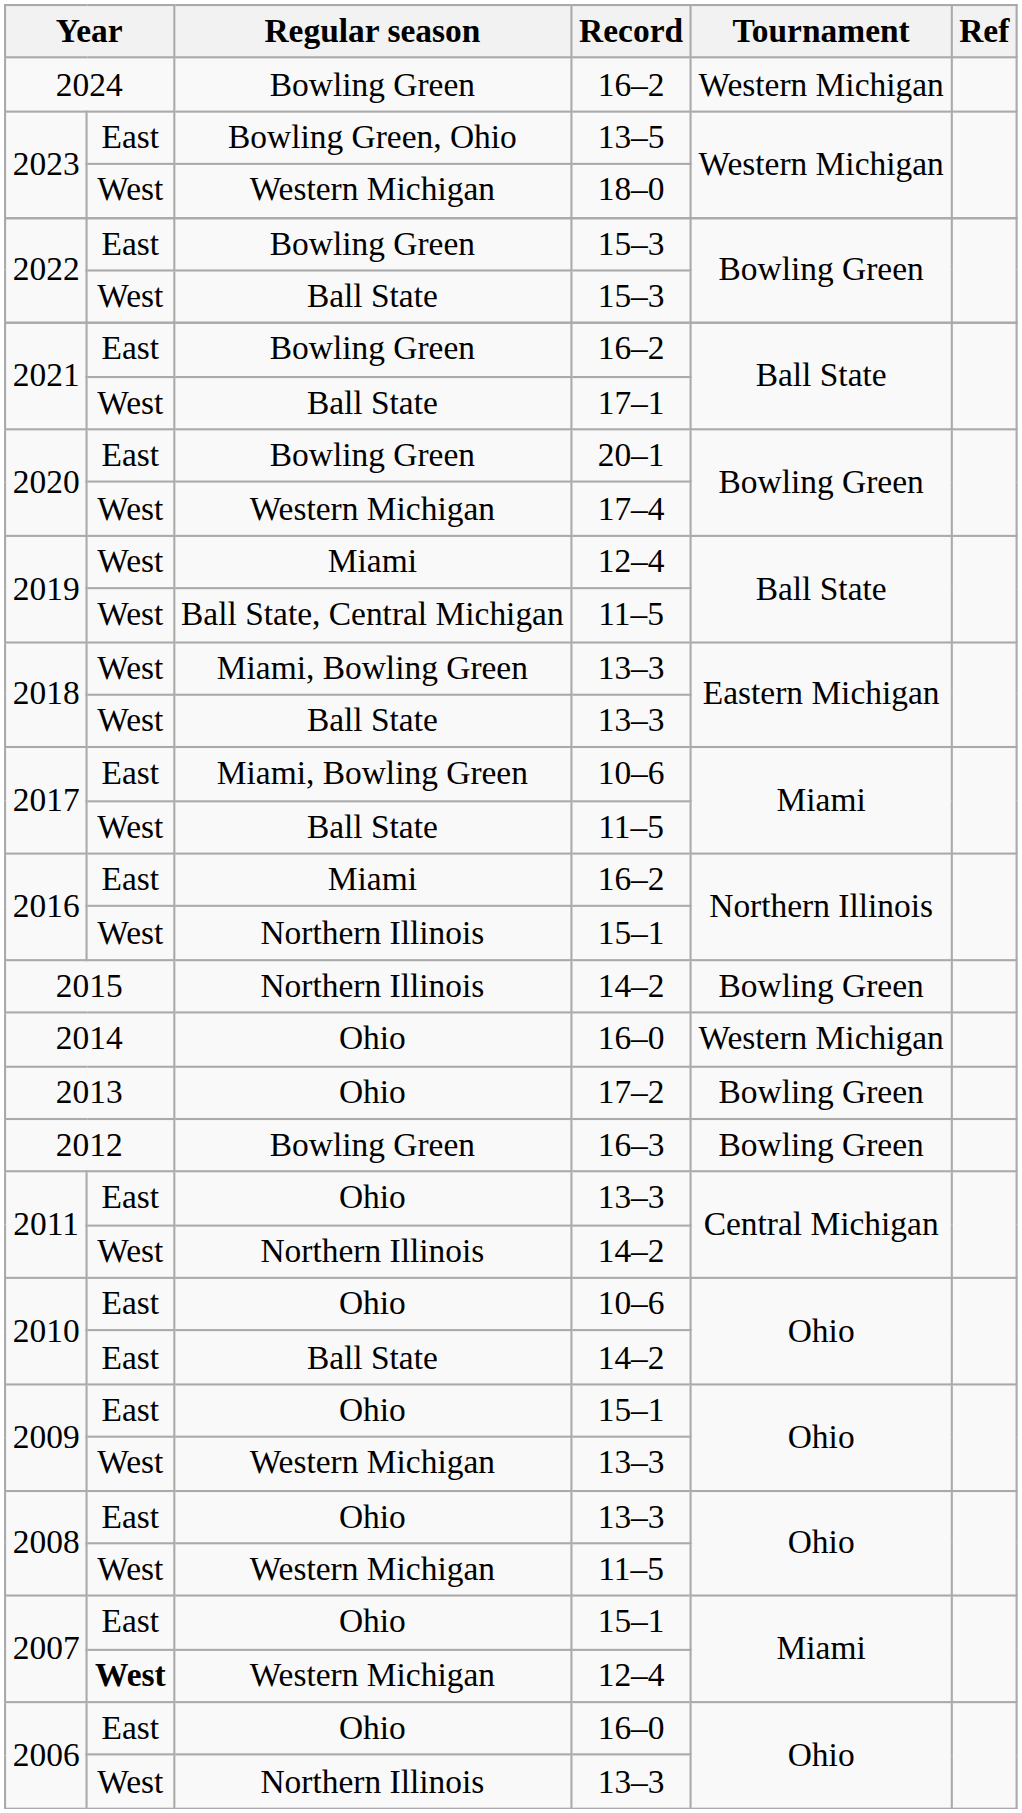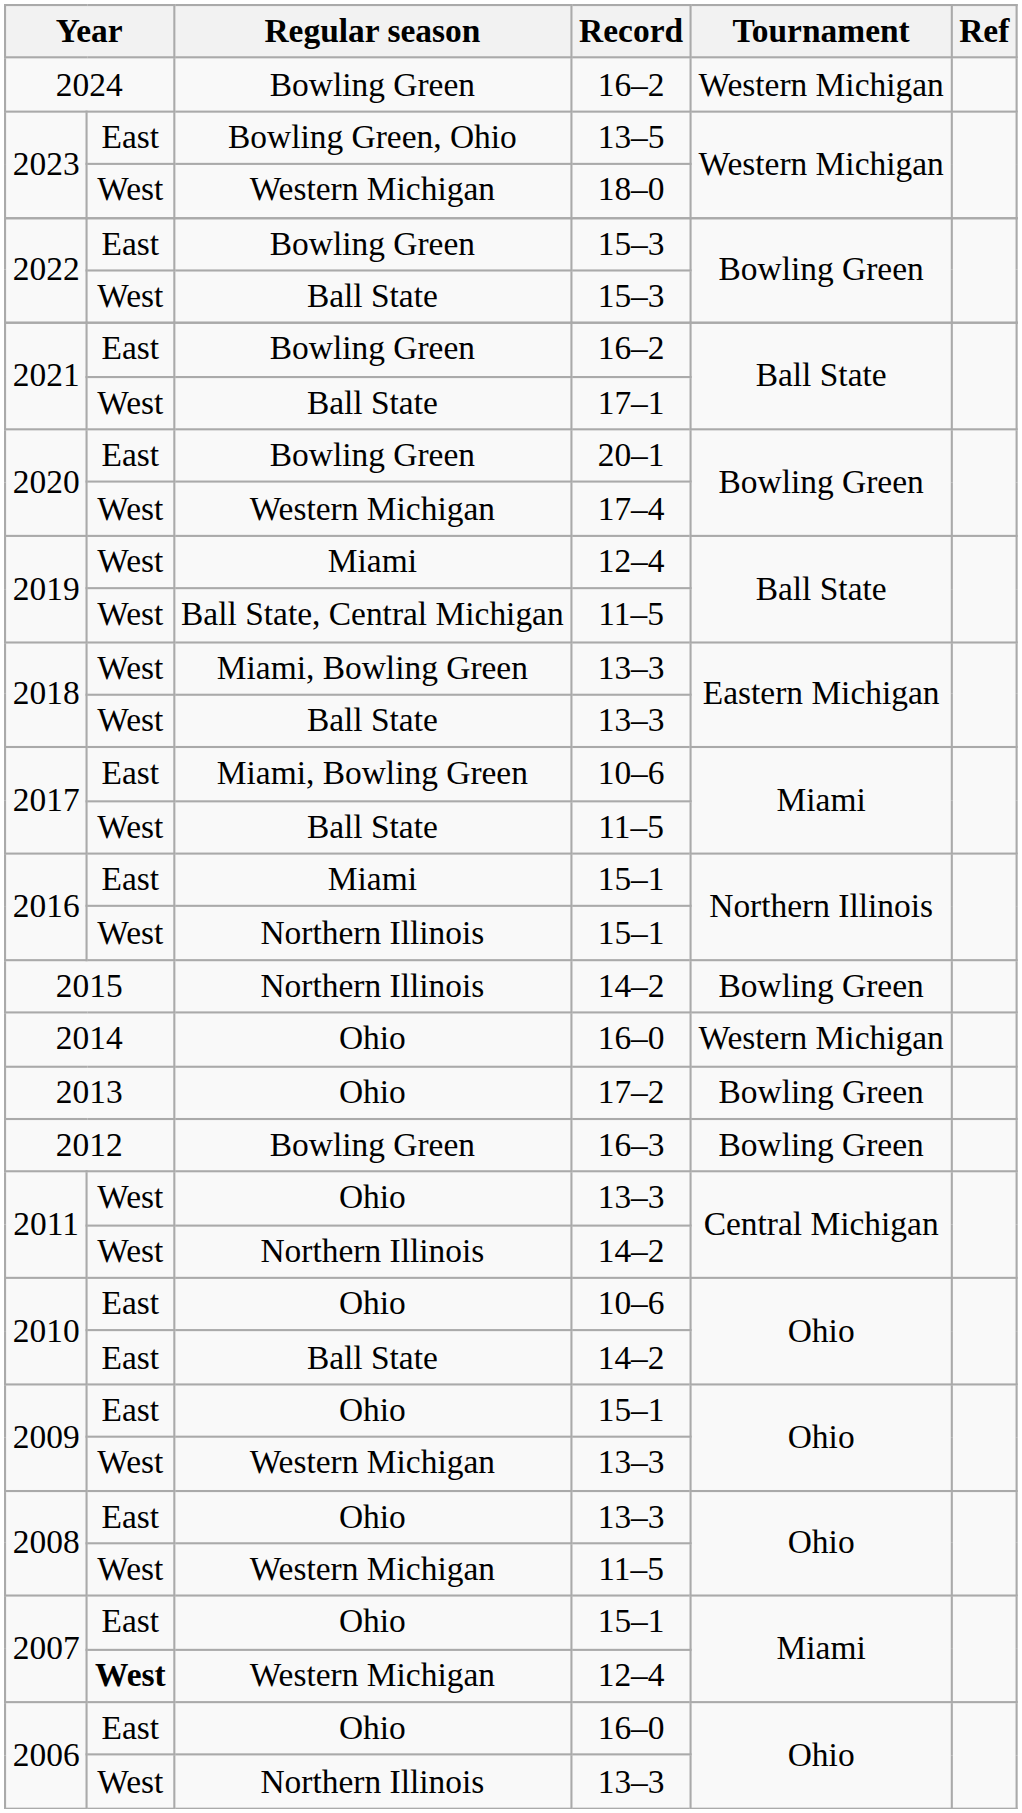(631, 879) 16–2 -> (631, 879) 15–1
(130, 1197) East -> (130, 1197) West
